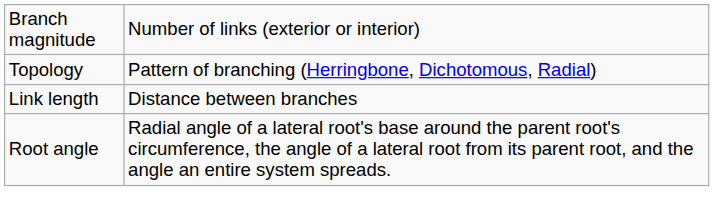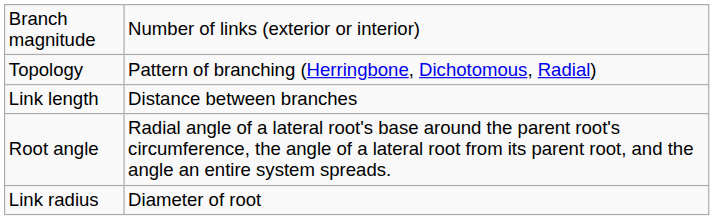+ row: (54, 199)
